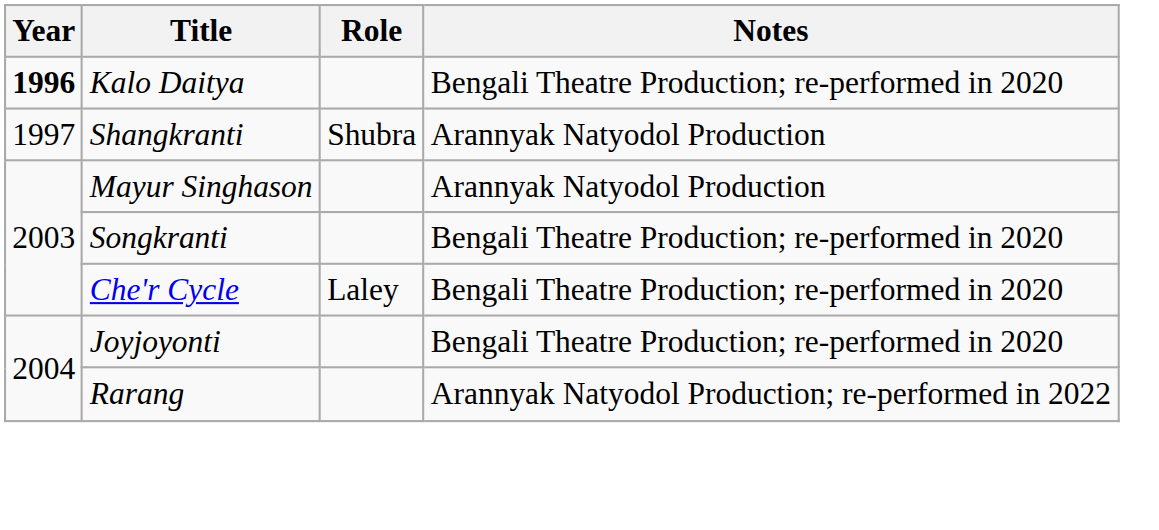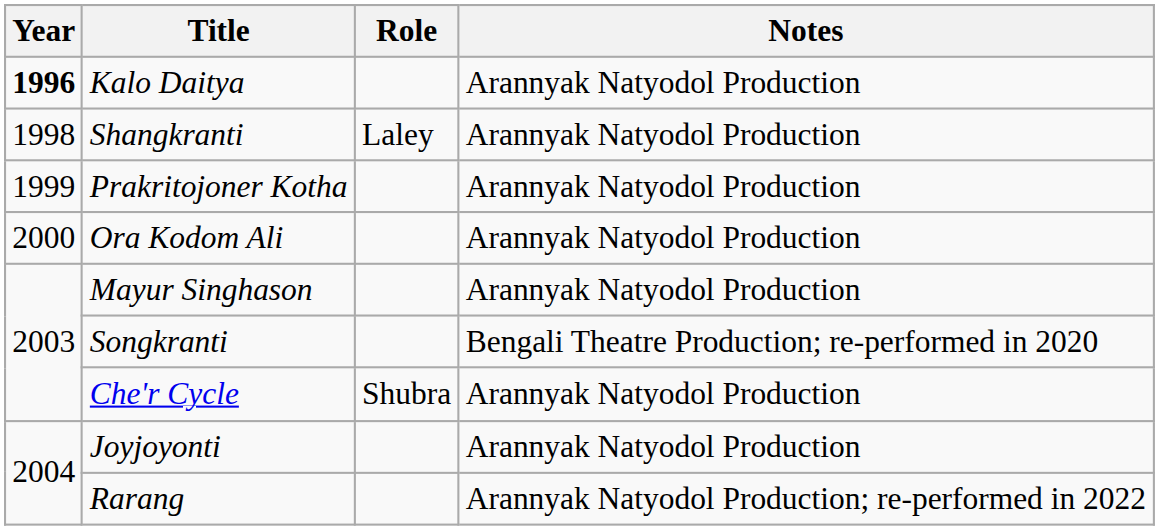(747, 82) Bengali Theatre Production; re-performed in 2020 -> (663, 82) Arannyak Natyodol Production
(44, 134) 1997 -> (44, 134) 1998
(372, 134) Shubra -> (398, 134) Laley
+ row: (219, 186)
+ row: (186, 238)
(363, 290) Laley -> (407, 393) Shubra
(747, 290) Bengali Theatre Production; re-performed in 2020 -> (663, 393) Arannyak Natyodol Production
(747, 341) Bengali Theatre Production; re-performed in 2020 -> (663, 445) Arannyak Natyodol Production
